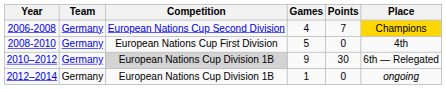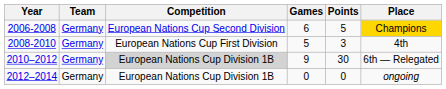(306, 28) 4 -> (306, 28) 6
(343, 28) 7 -> (343, 28) 5
(343, 44) 0 -> (343, 44) 3
(306, 76) 1 -> (306, 76) 0
